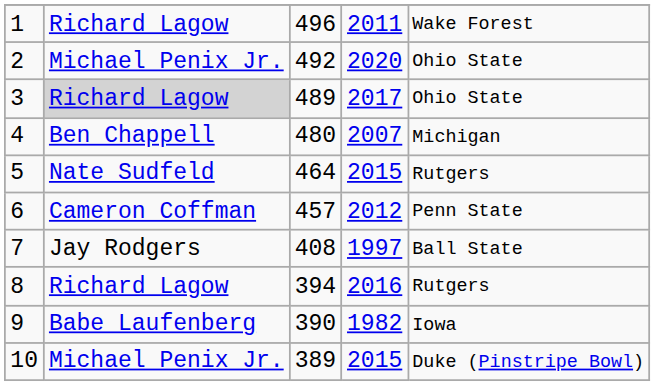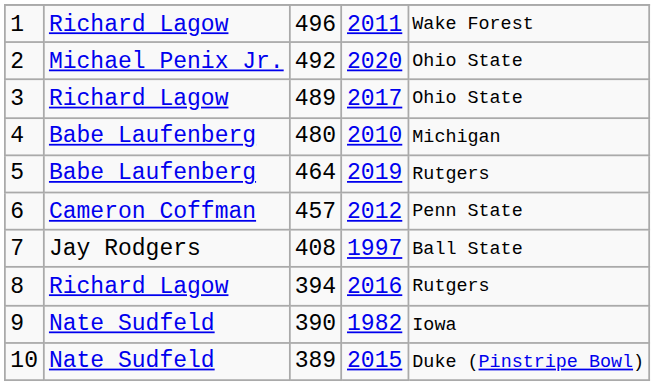(139, 99) lightgrey background -> (139, 99) no background
(132, 136) Ben Chappell -> (153, 136) Babe Laufenberg
(375, 136) 2007 -> (375, 136) 2010
(132, 174) Nate Sudfeld -> (153, 174) Babe Laufenberg
(375, 174) 2015 -> (375, 174) 2019
(153, 324) Babe Laufenberg -> (132, 324) Nate Sudfeld
(166, 361) Michael Penix Jr. -> (132, 361) Nate Sudfeld
